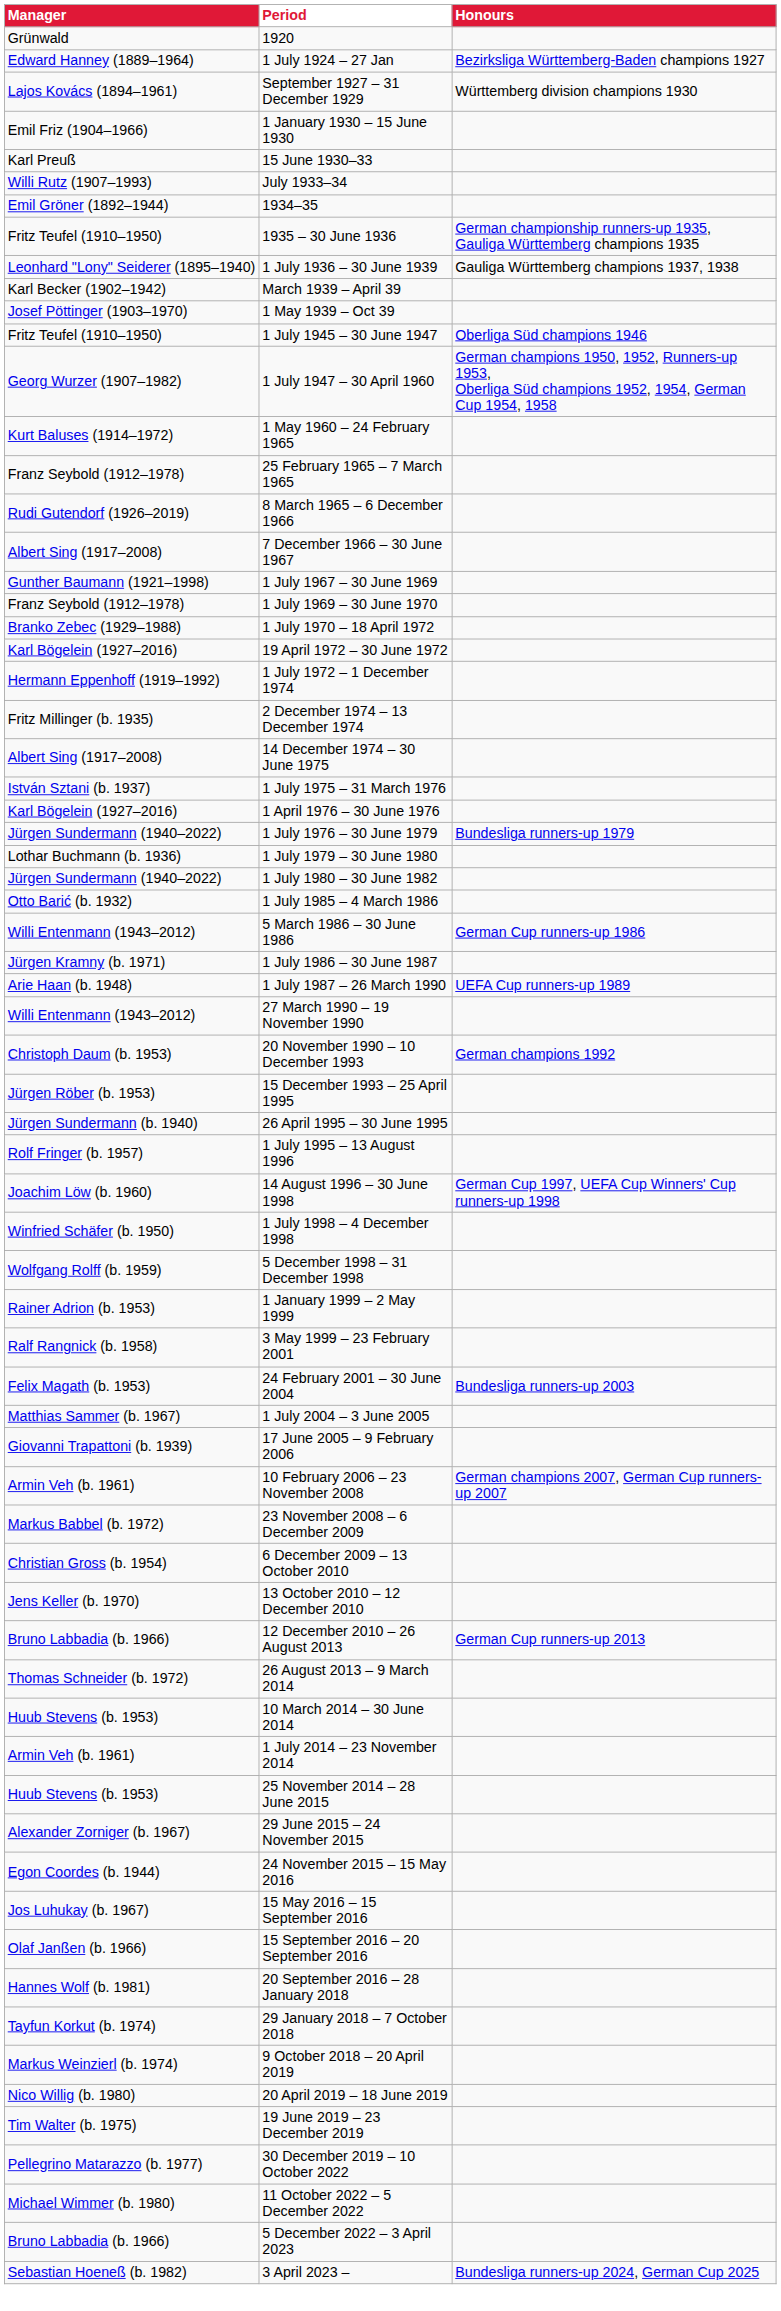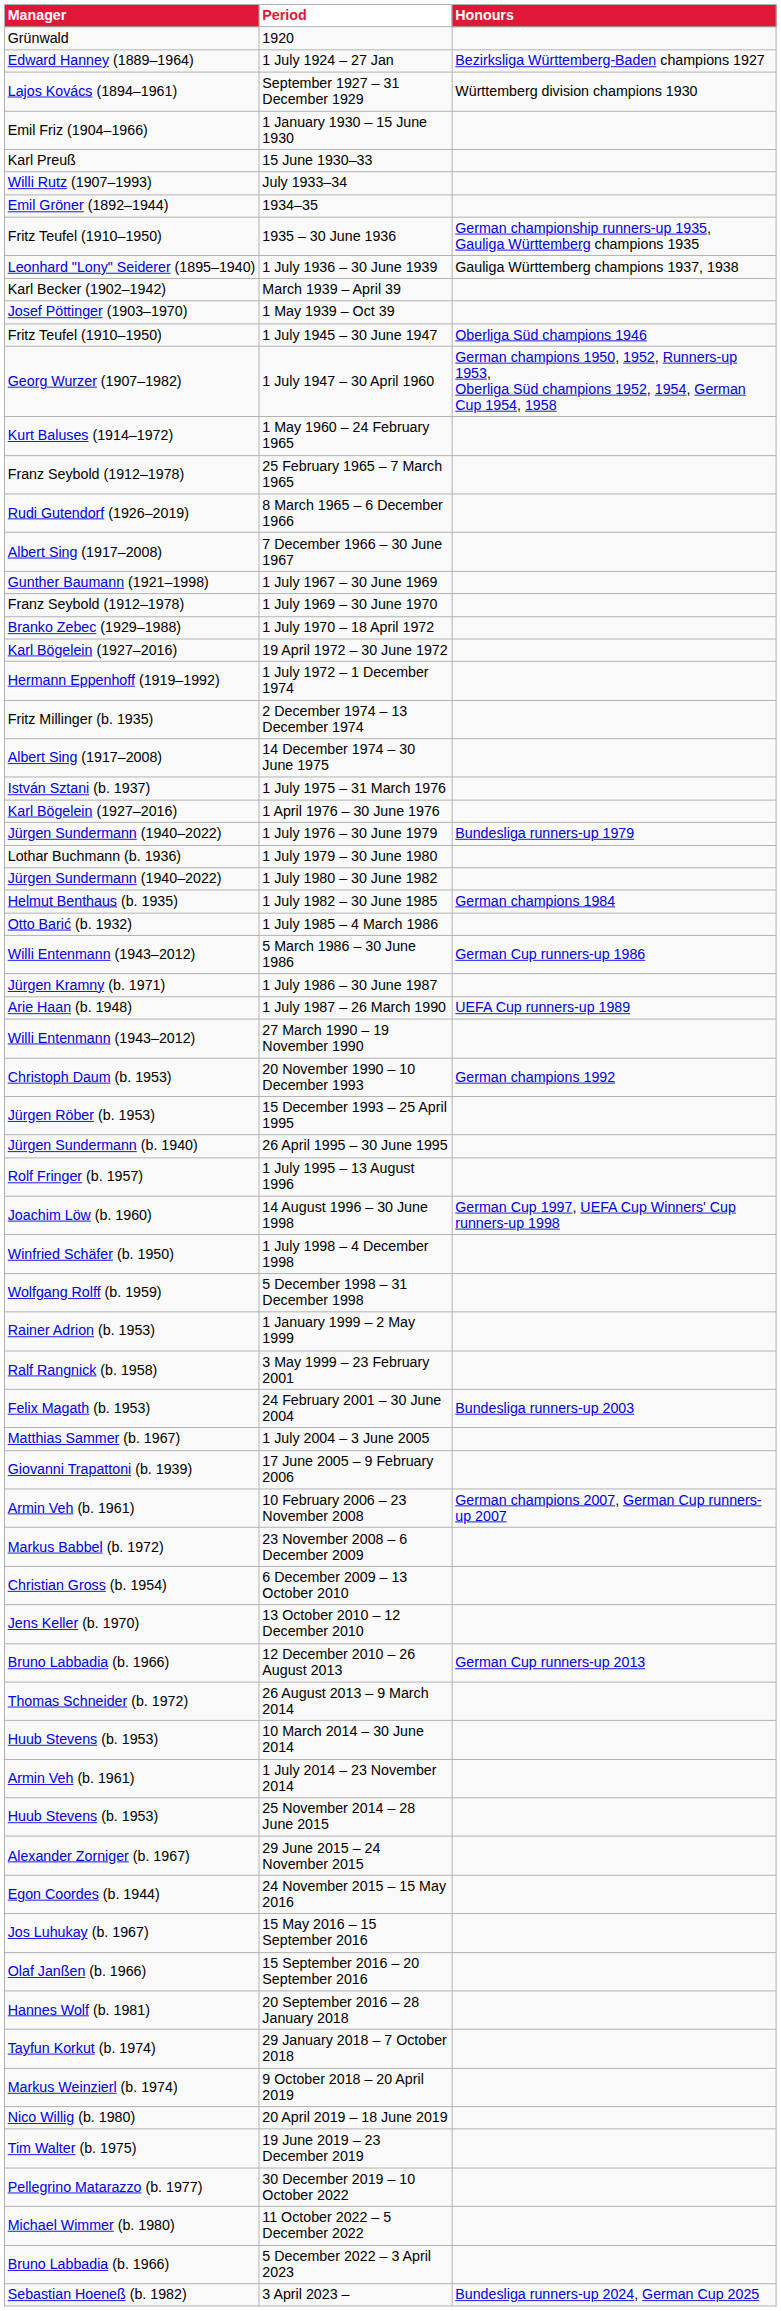+ row: (350, 901)
